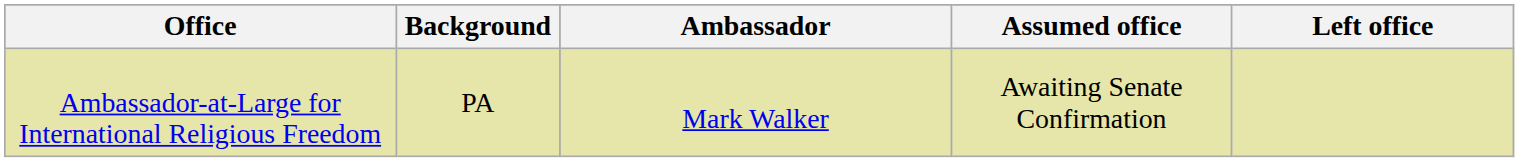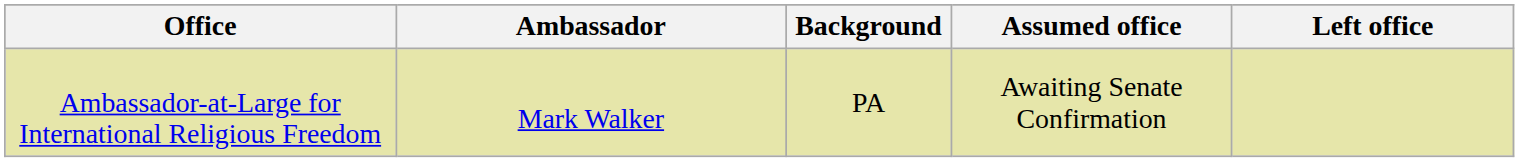columns swapped: (756, 26) <-> (478, 26)
